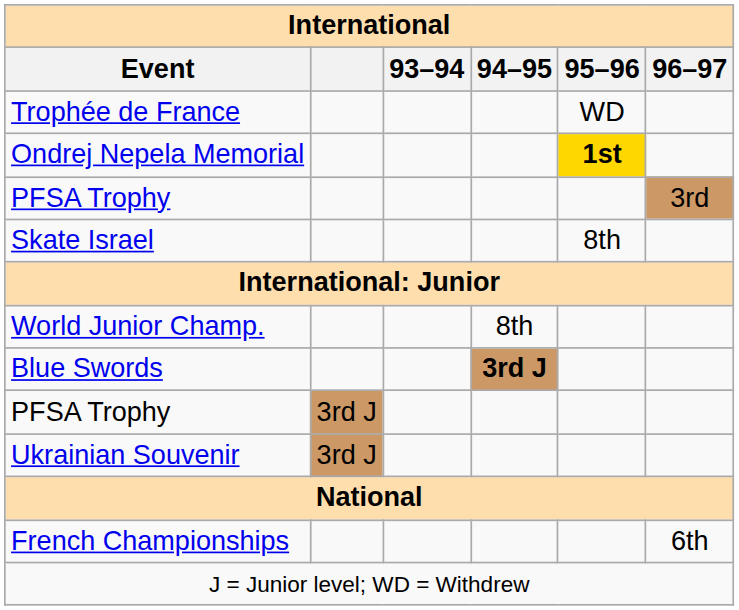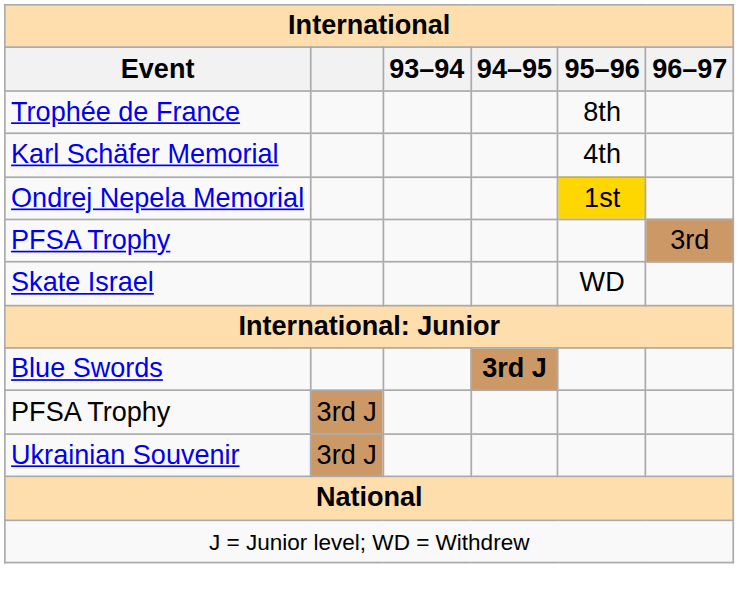(602, 111) WD -> (602, 111) 8th
+ row: (145, 154)
(602, 154) bold -> (602, 197) normal
(602, 240) 8th -> (602, 283) WD
- row: (138, 326)
- row: (150, 540)
